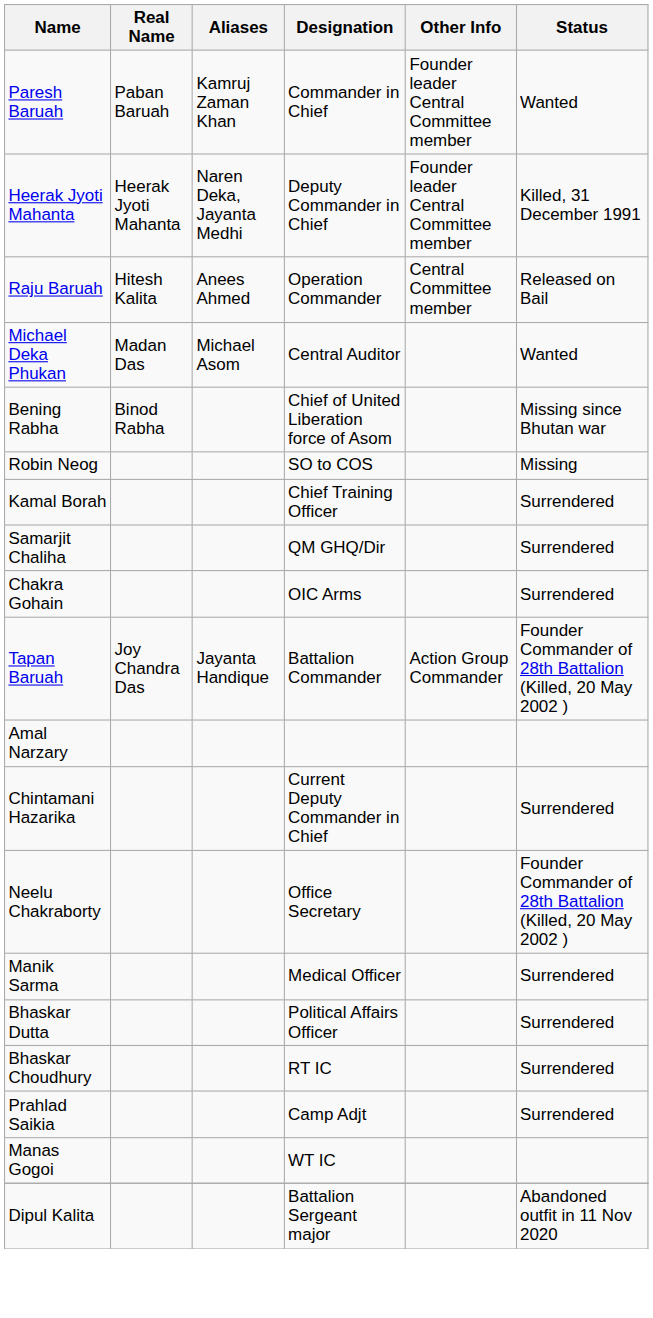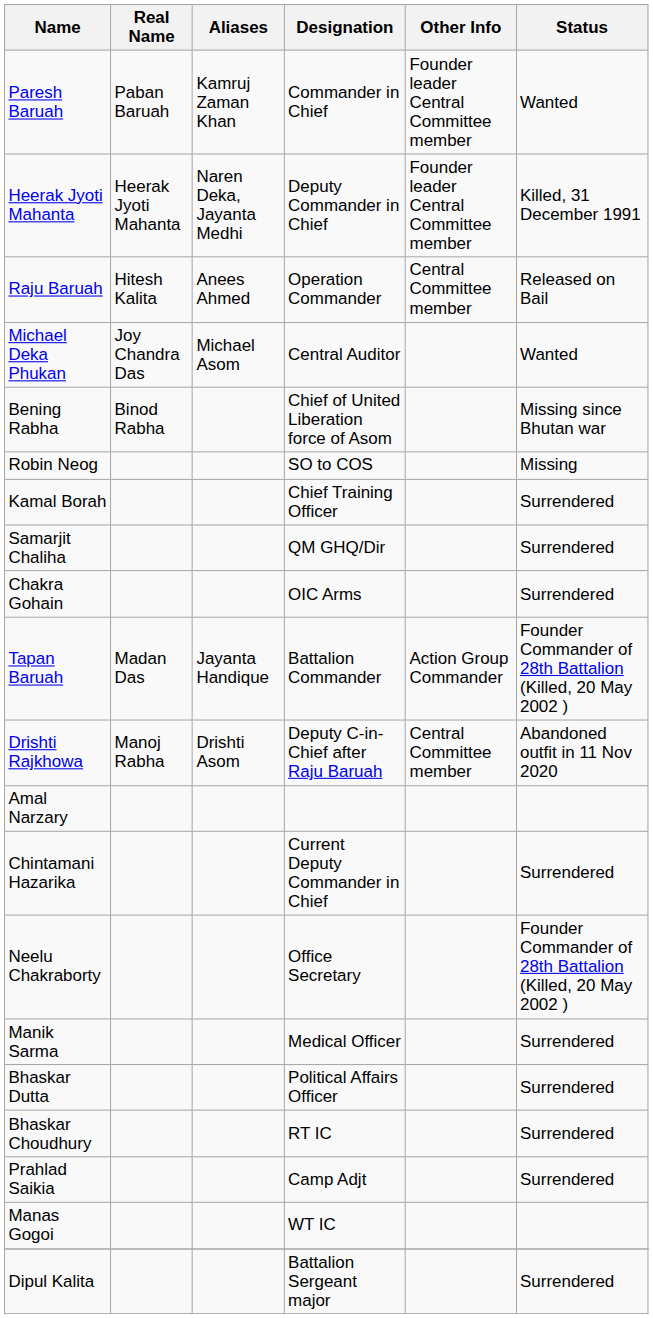(140, 354) Madan Das -> (147, 354) Joy Chandra Das
(147, 668) Joy Chandra Das -> (140, 668) Madan Das
+ row: (46, 752)
(576, 1215) Abandoned outfit in 11 Nov 2020 -> (567, 1280) Surrendered
